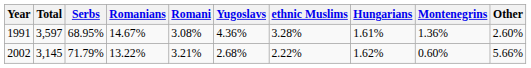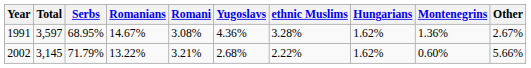(368, 33) 1.61% -> (368, 33) 1.62%
(508, 33) 2.60% -> (508, 33) 2.67%
